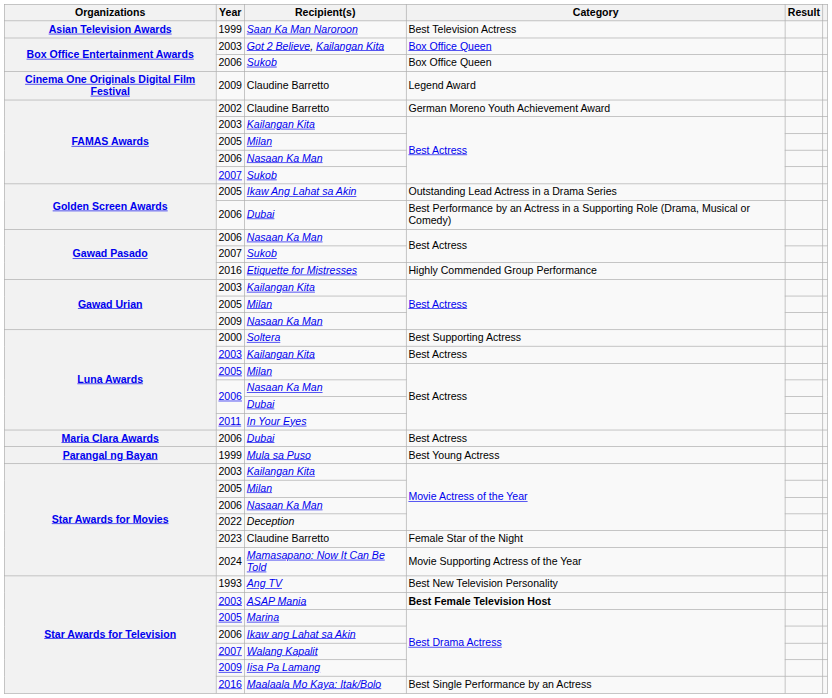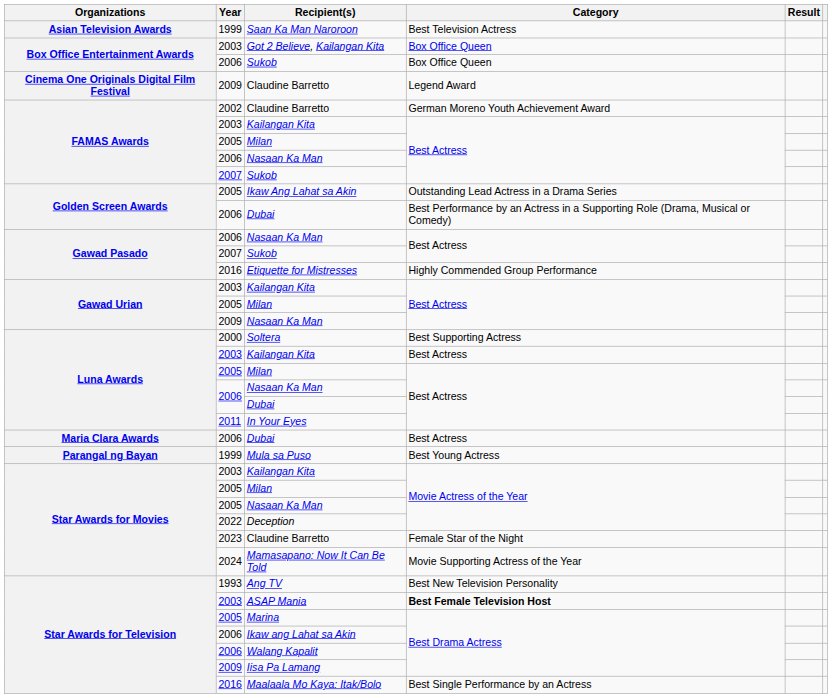(230, 505) 2006 -> (230, 505) 2005
(230, 651) 2007 -> (230, 651) 2006
